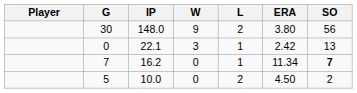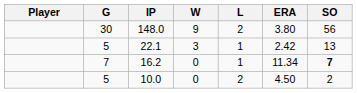(106, 46) 0 -> (106, 46) 5
